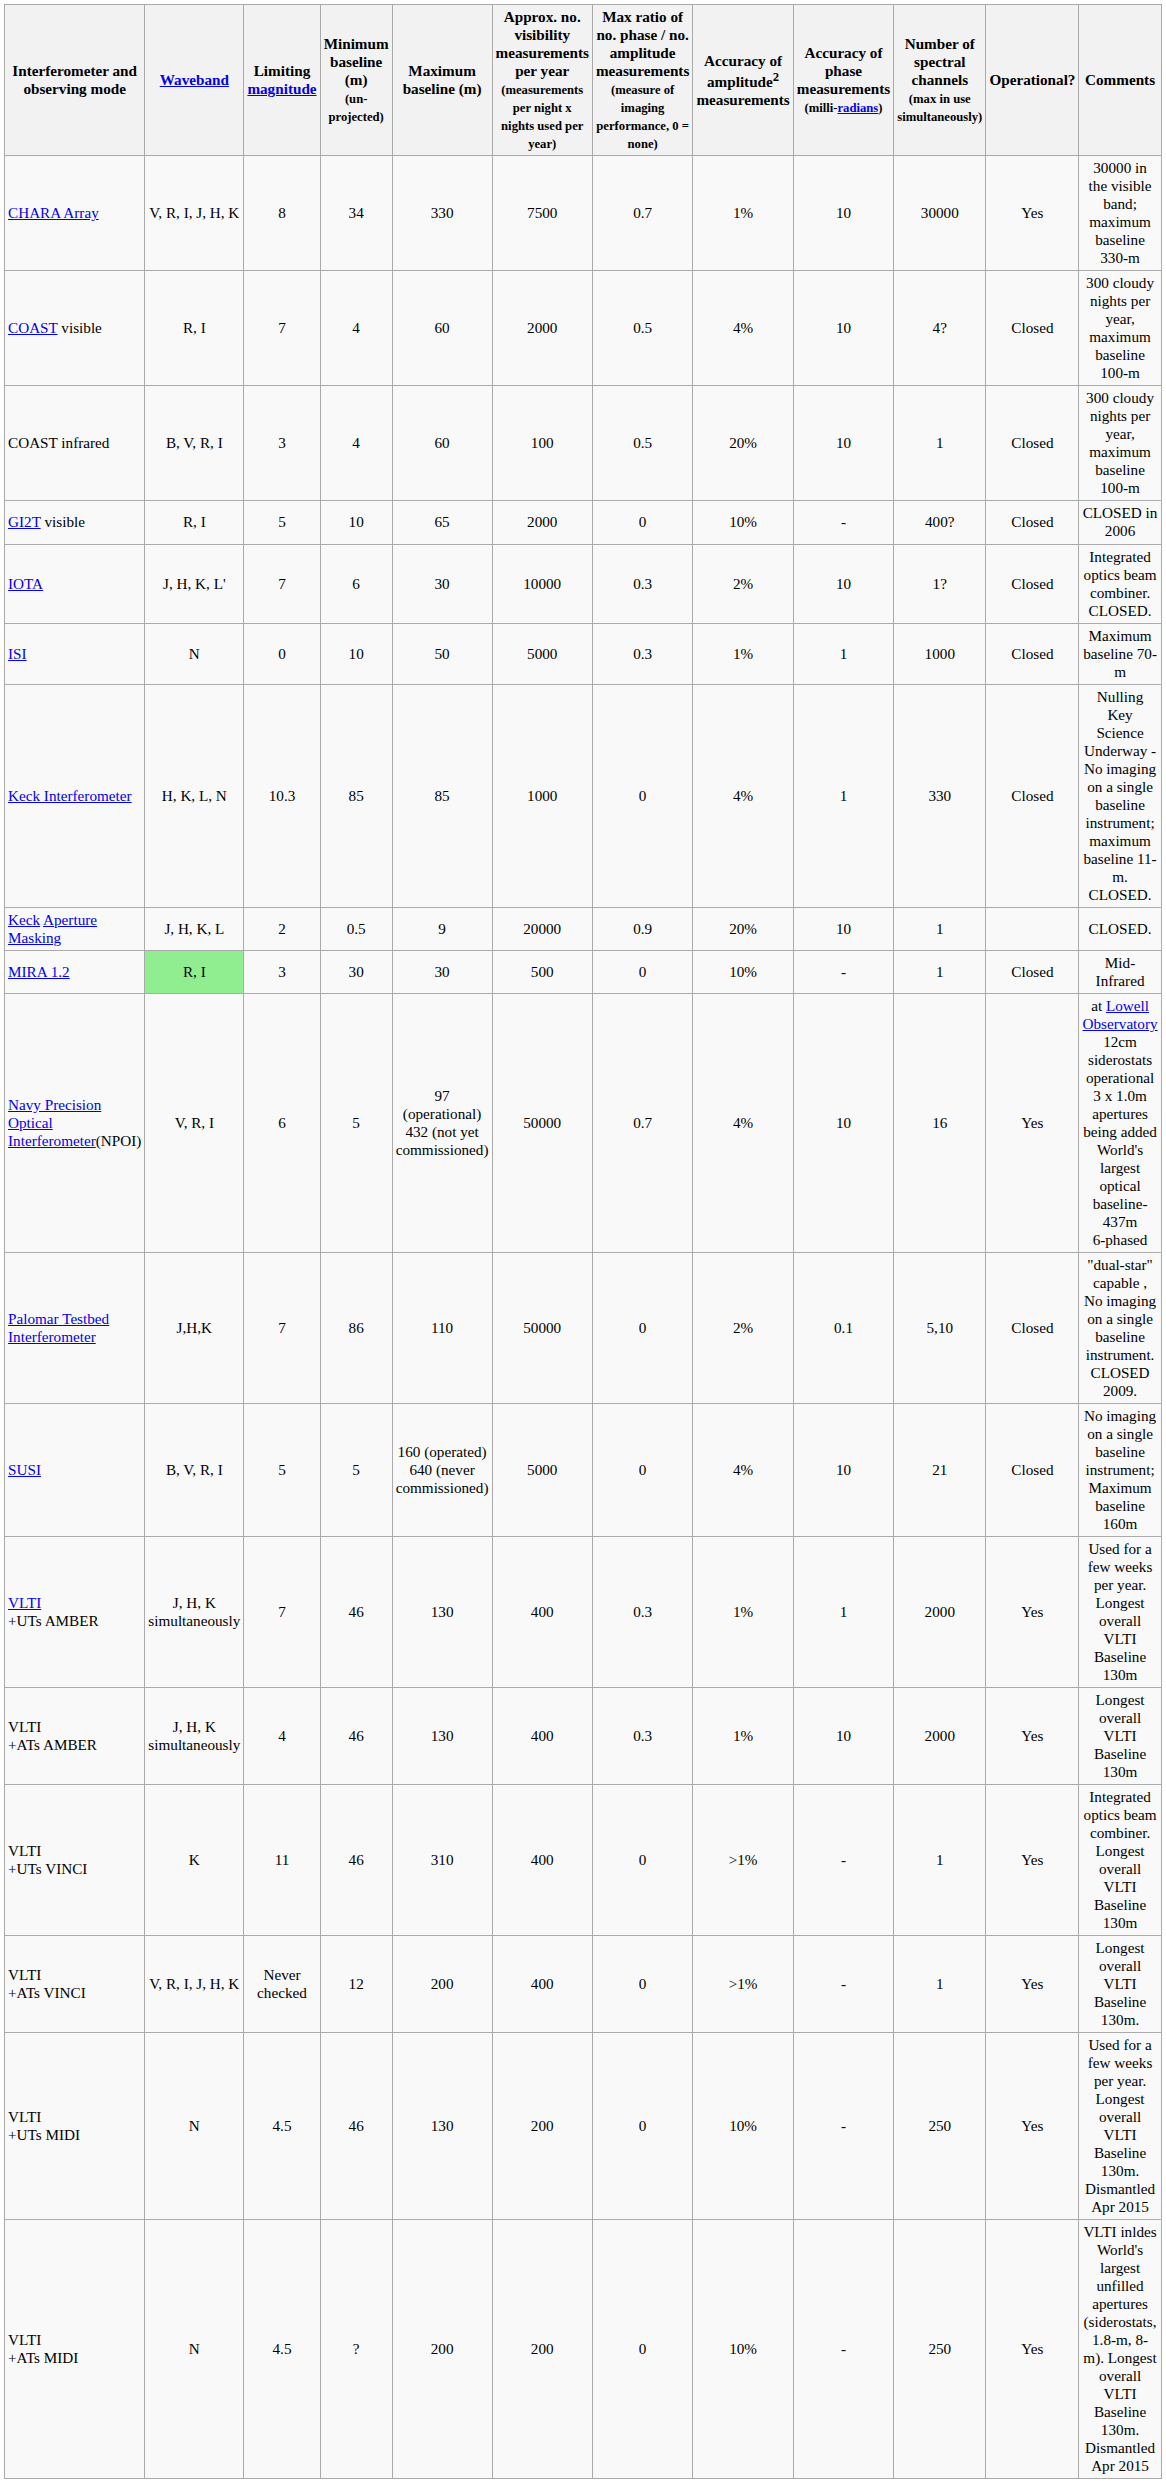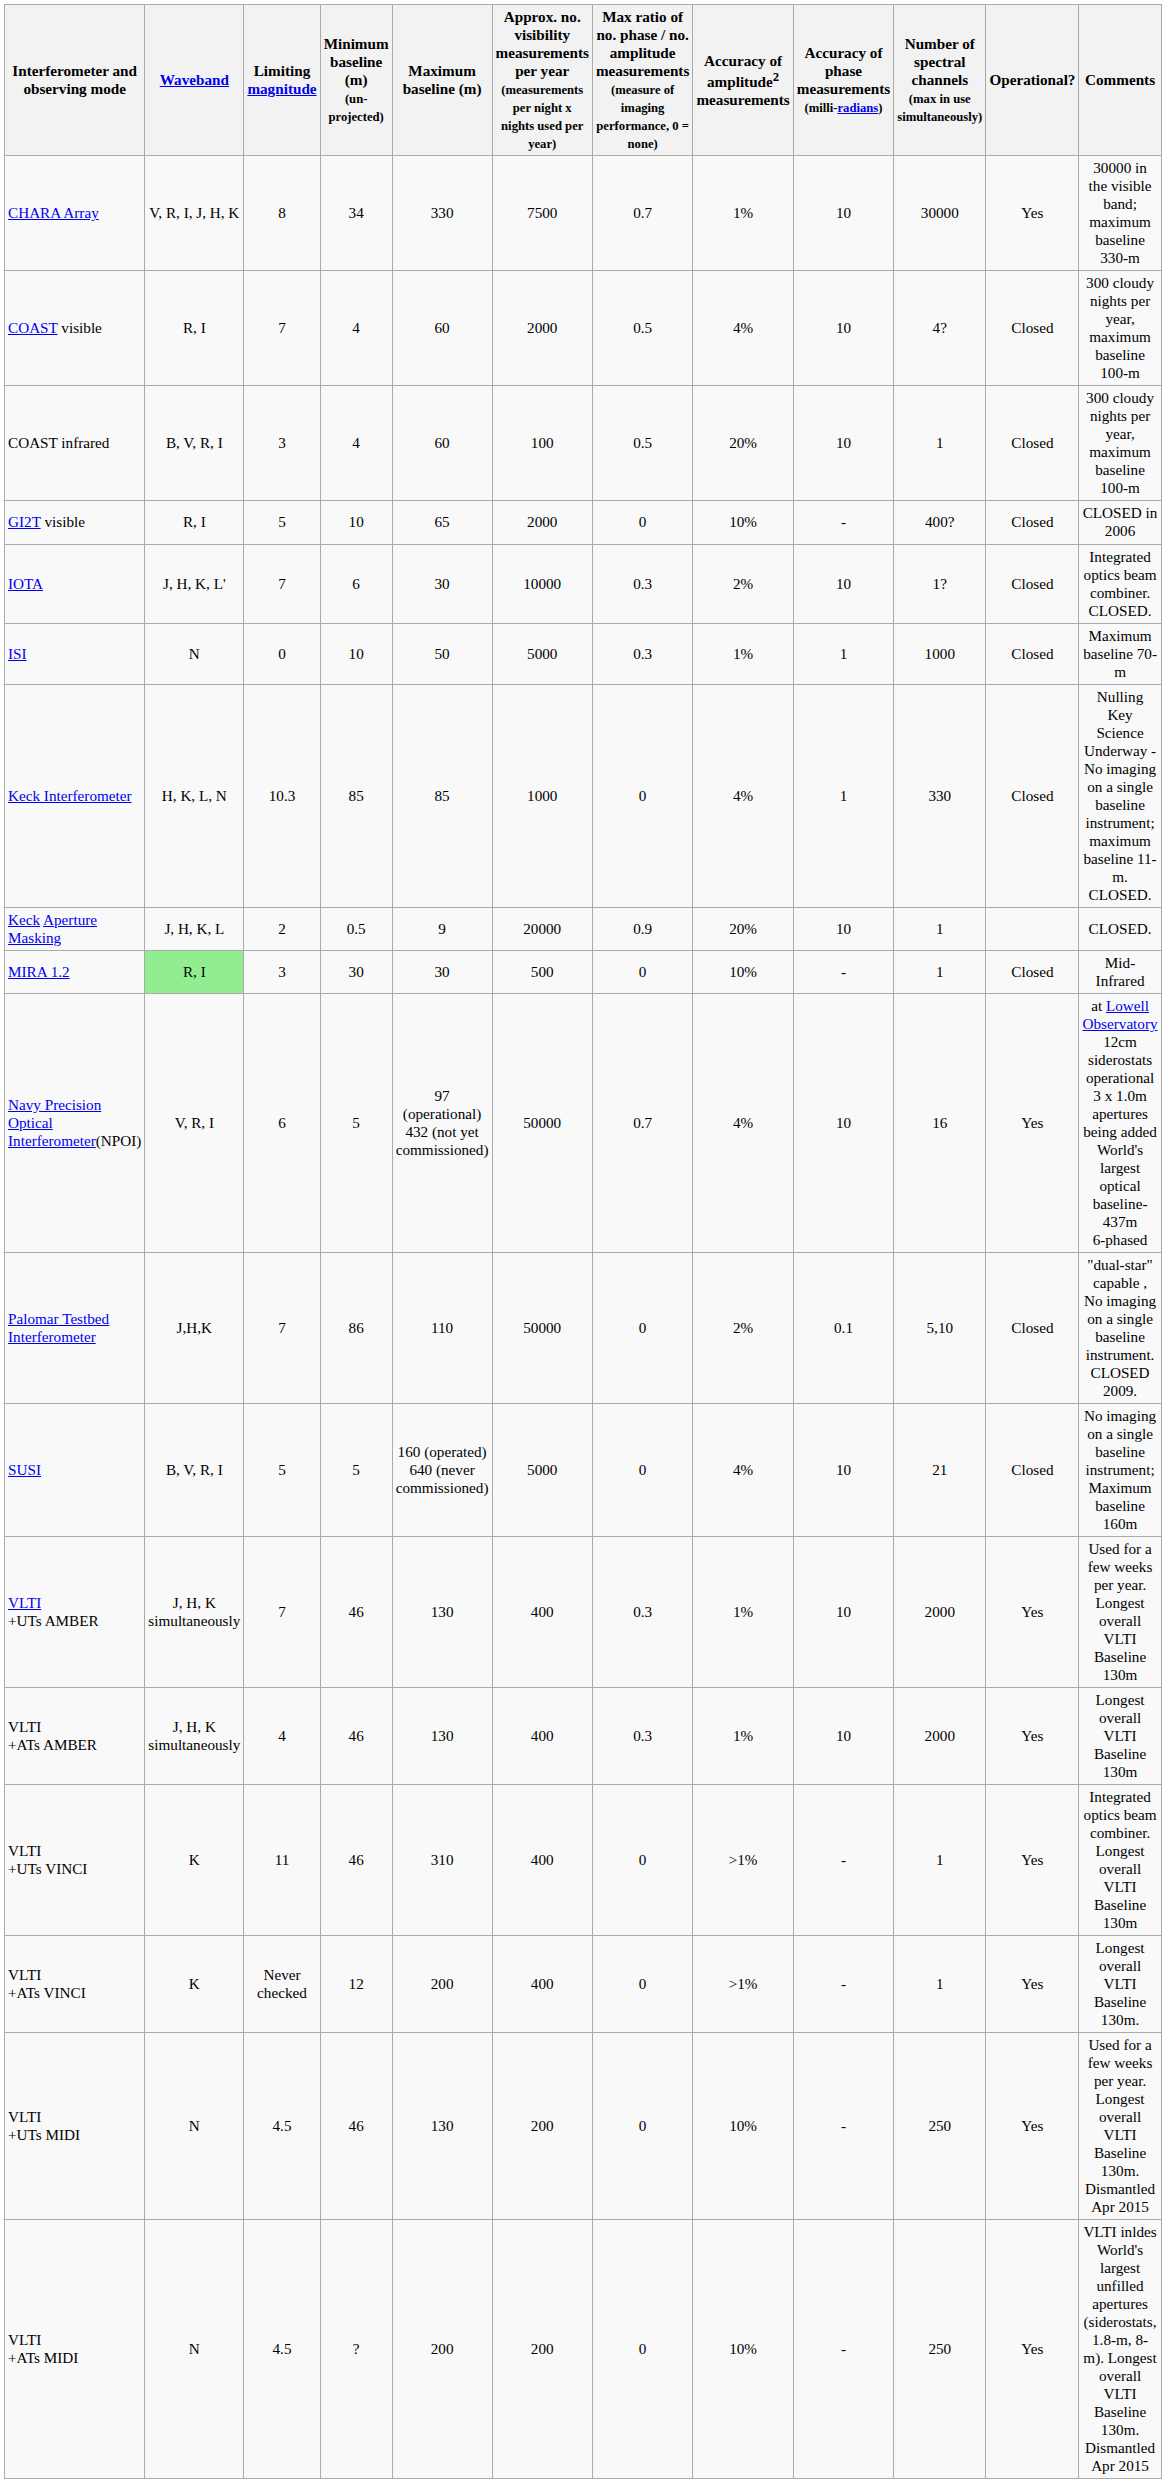(843, 1612) 1 -> (843, 1612) 10
(194, 1984) V, R, I, J, H, K -> (194, 1984) K
